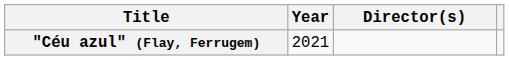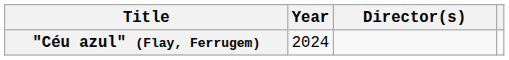(310, 43) 2021 -> (310, 43) 2024
